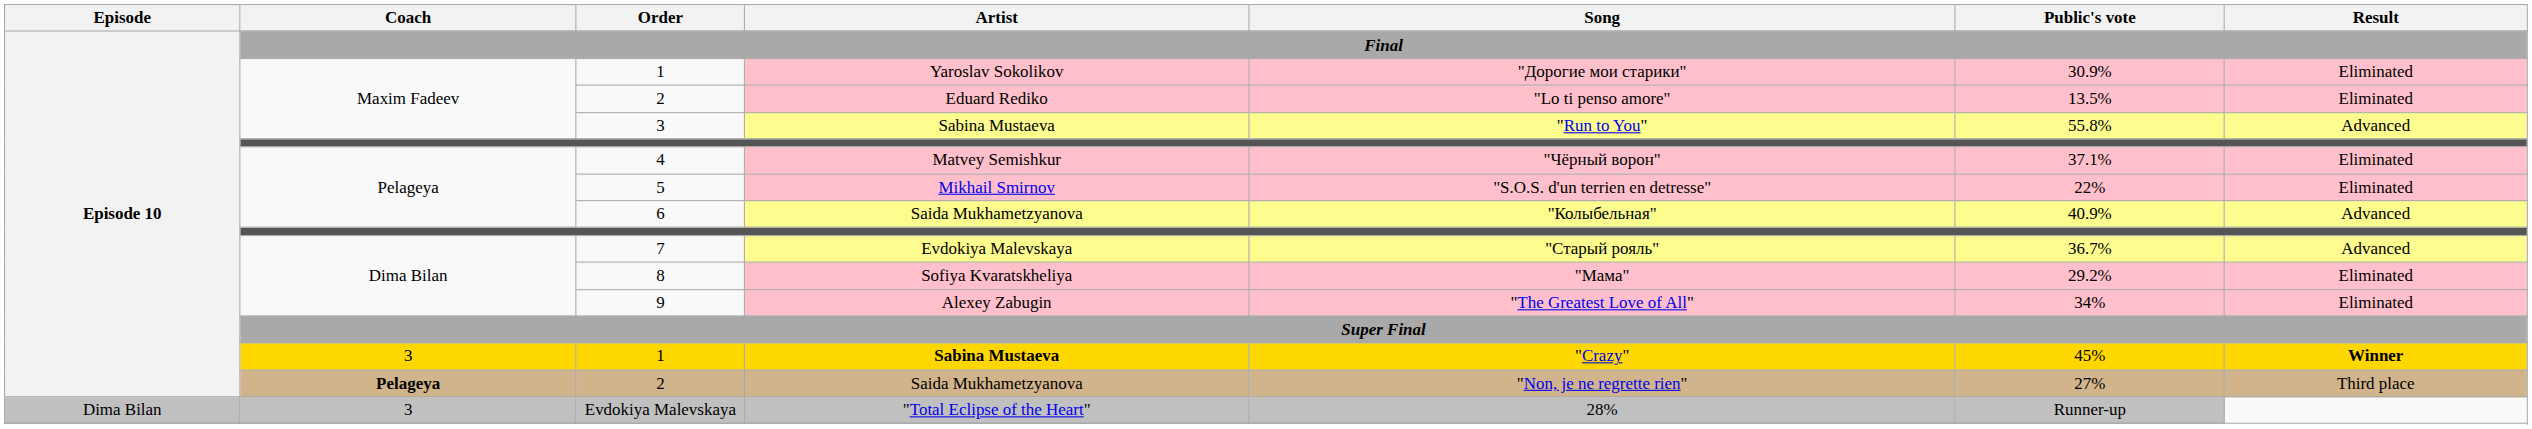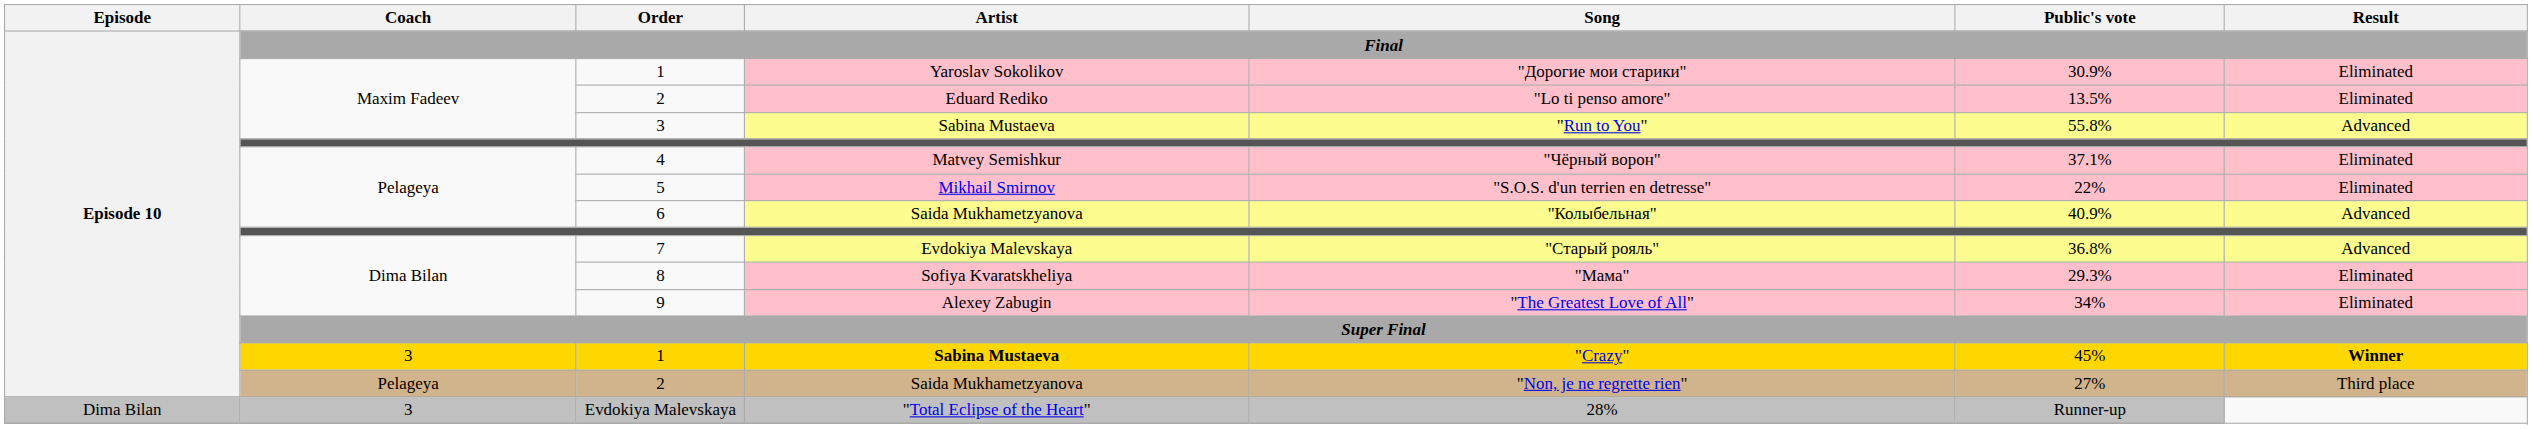(2090, 248) 36.7% -> (2090, 248) 36.8%
(2090, 275) 29.2% -> (2090, 275) 29.3%
(408, 383) bold -> (408, 383) normal
